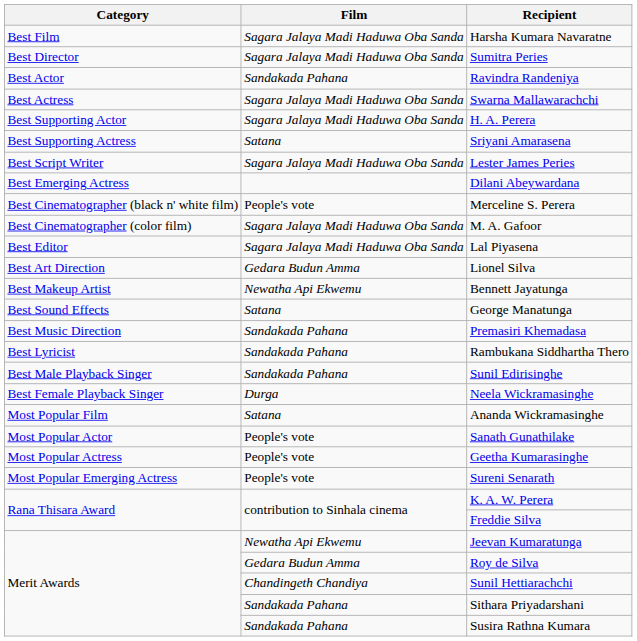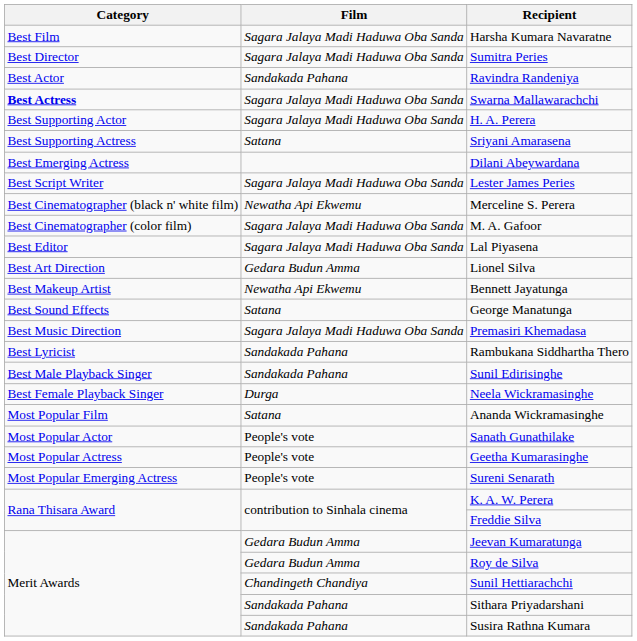(40, 99) normal -> (42, 99) bold
rows swapped: (525, 183) <-> (522, 162)
(279, 204) People's vote -> (303, 204) Newatha Api Ekwemu
(296, 330) Sandakada Pahana -> (354, 330) Sagara Jalaya Madi Haduwa Oba Sanda
(303, 541) Newatha Api Ekwemu -> (302, 541) Gedara Budun Amma
